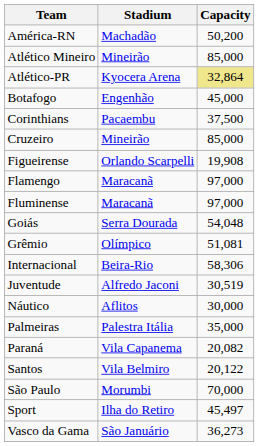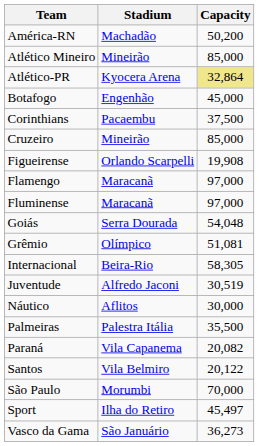(225, 264) 58,306 -> (225, 264) 58,305
(225, 327) 35,000 -> (225, 327) 35,500
